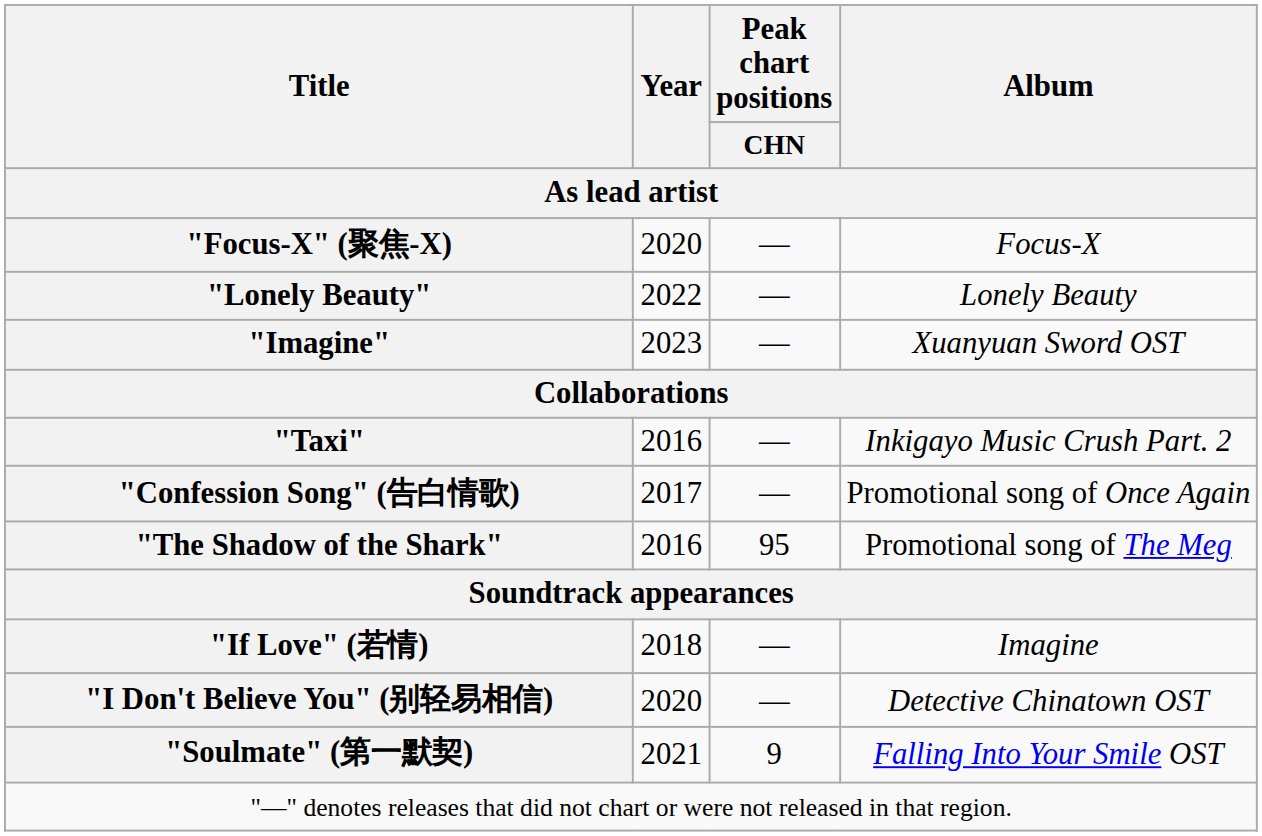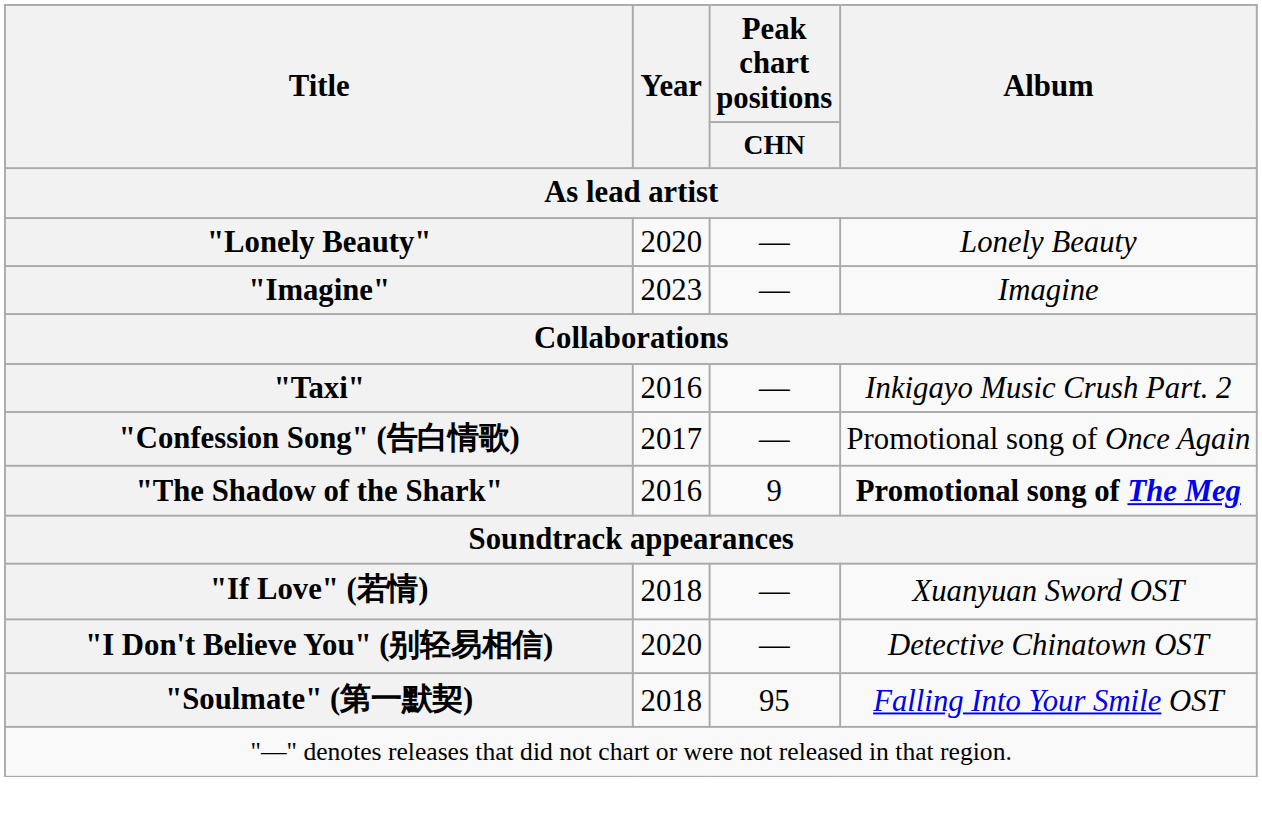- row: (319, 242)
(671, 295) 2022 -> (671, 241) 2020
(1048, 344) Xuanyuan Sword OST -> (1048, 289) Imagine
(774, 544) 95 -> (774, 490) 9
(1048, 544) normal -> (1048, 490) bold
(1048, 645) Imagine -> (1048, 590) Xuanyuan Sword OST
(671, 754) 2021 -> (671, 699) 2018
(774, 754) 9 -> (774, 699) 95
